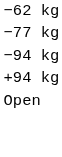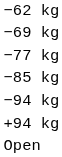+ row: (31, 33)
+ row: (31, 78)
